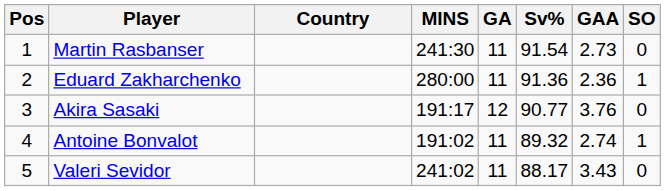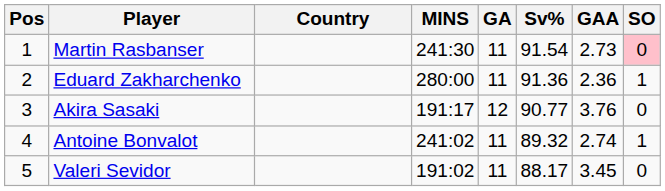(642, 49) no background -> (642, 49) pink background
(445, 140) 191:02 -> (445, 140) 241:02
(445, 170) 241:02 -> (445, 170) 191:02
(598, 170) 3.43 -> (598, 170) 3.45
